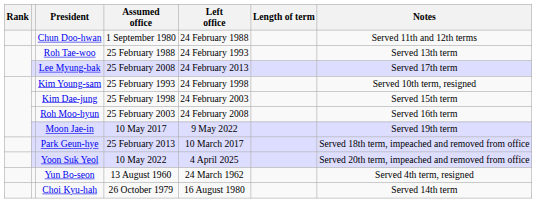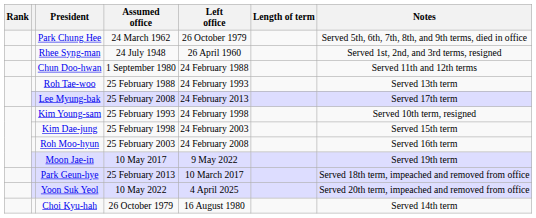+ row: (70, 38)
+ row: (70, 53)
- row: (70, 175)
